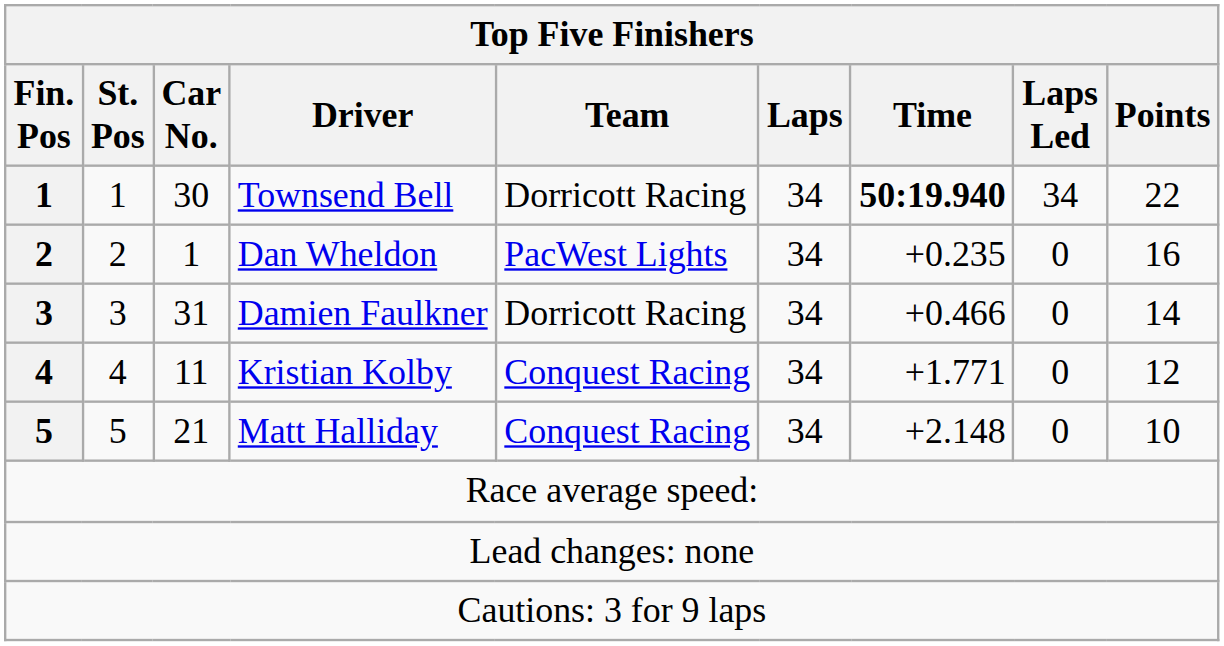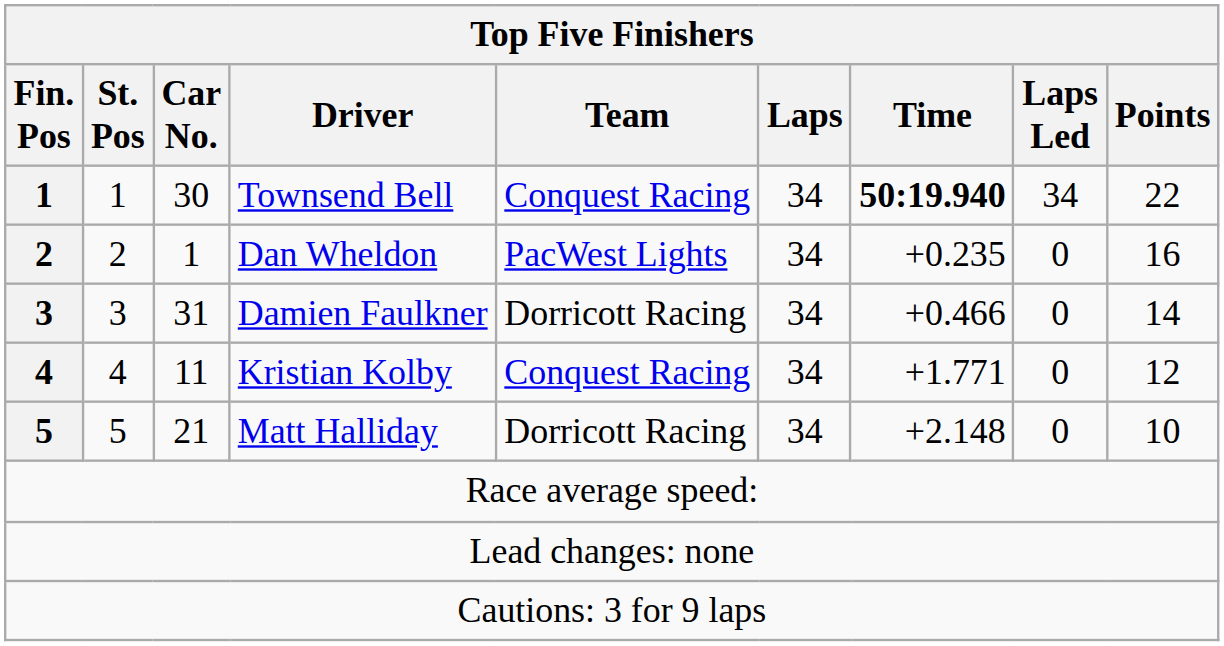(625, 195) Dorricott Racing -> (627, 195) Conquest Racing
(627, 431) Conquest Racing -> (625, 431) Dorricott Racing
